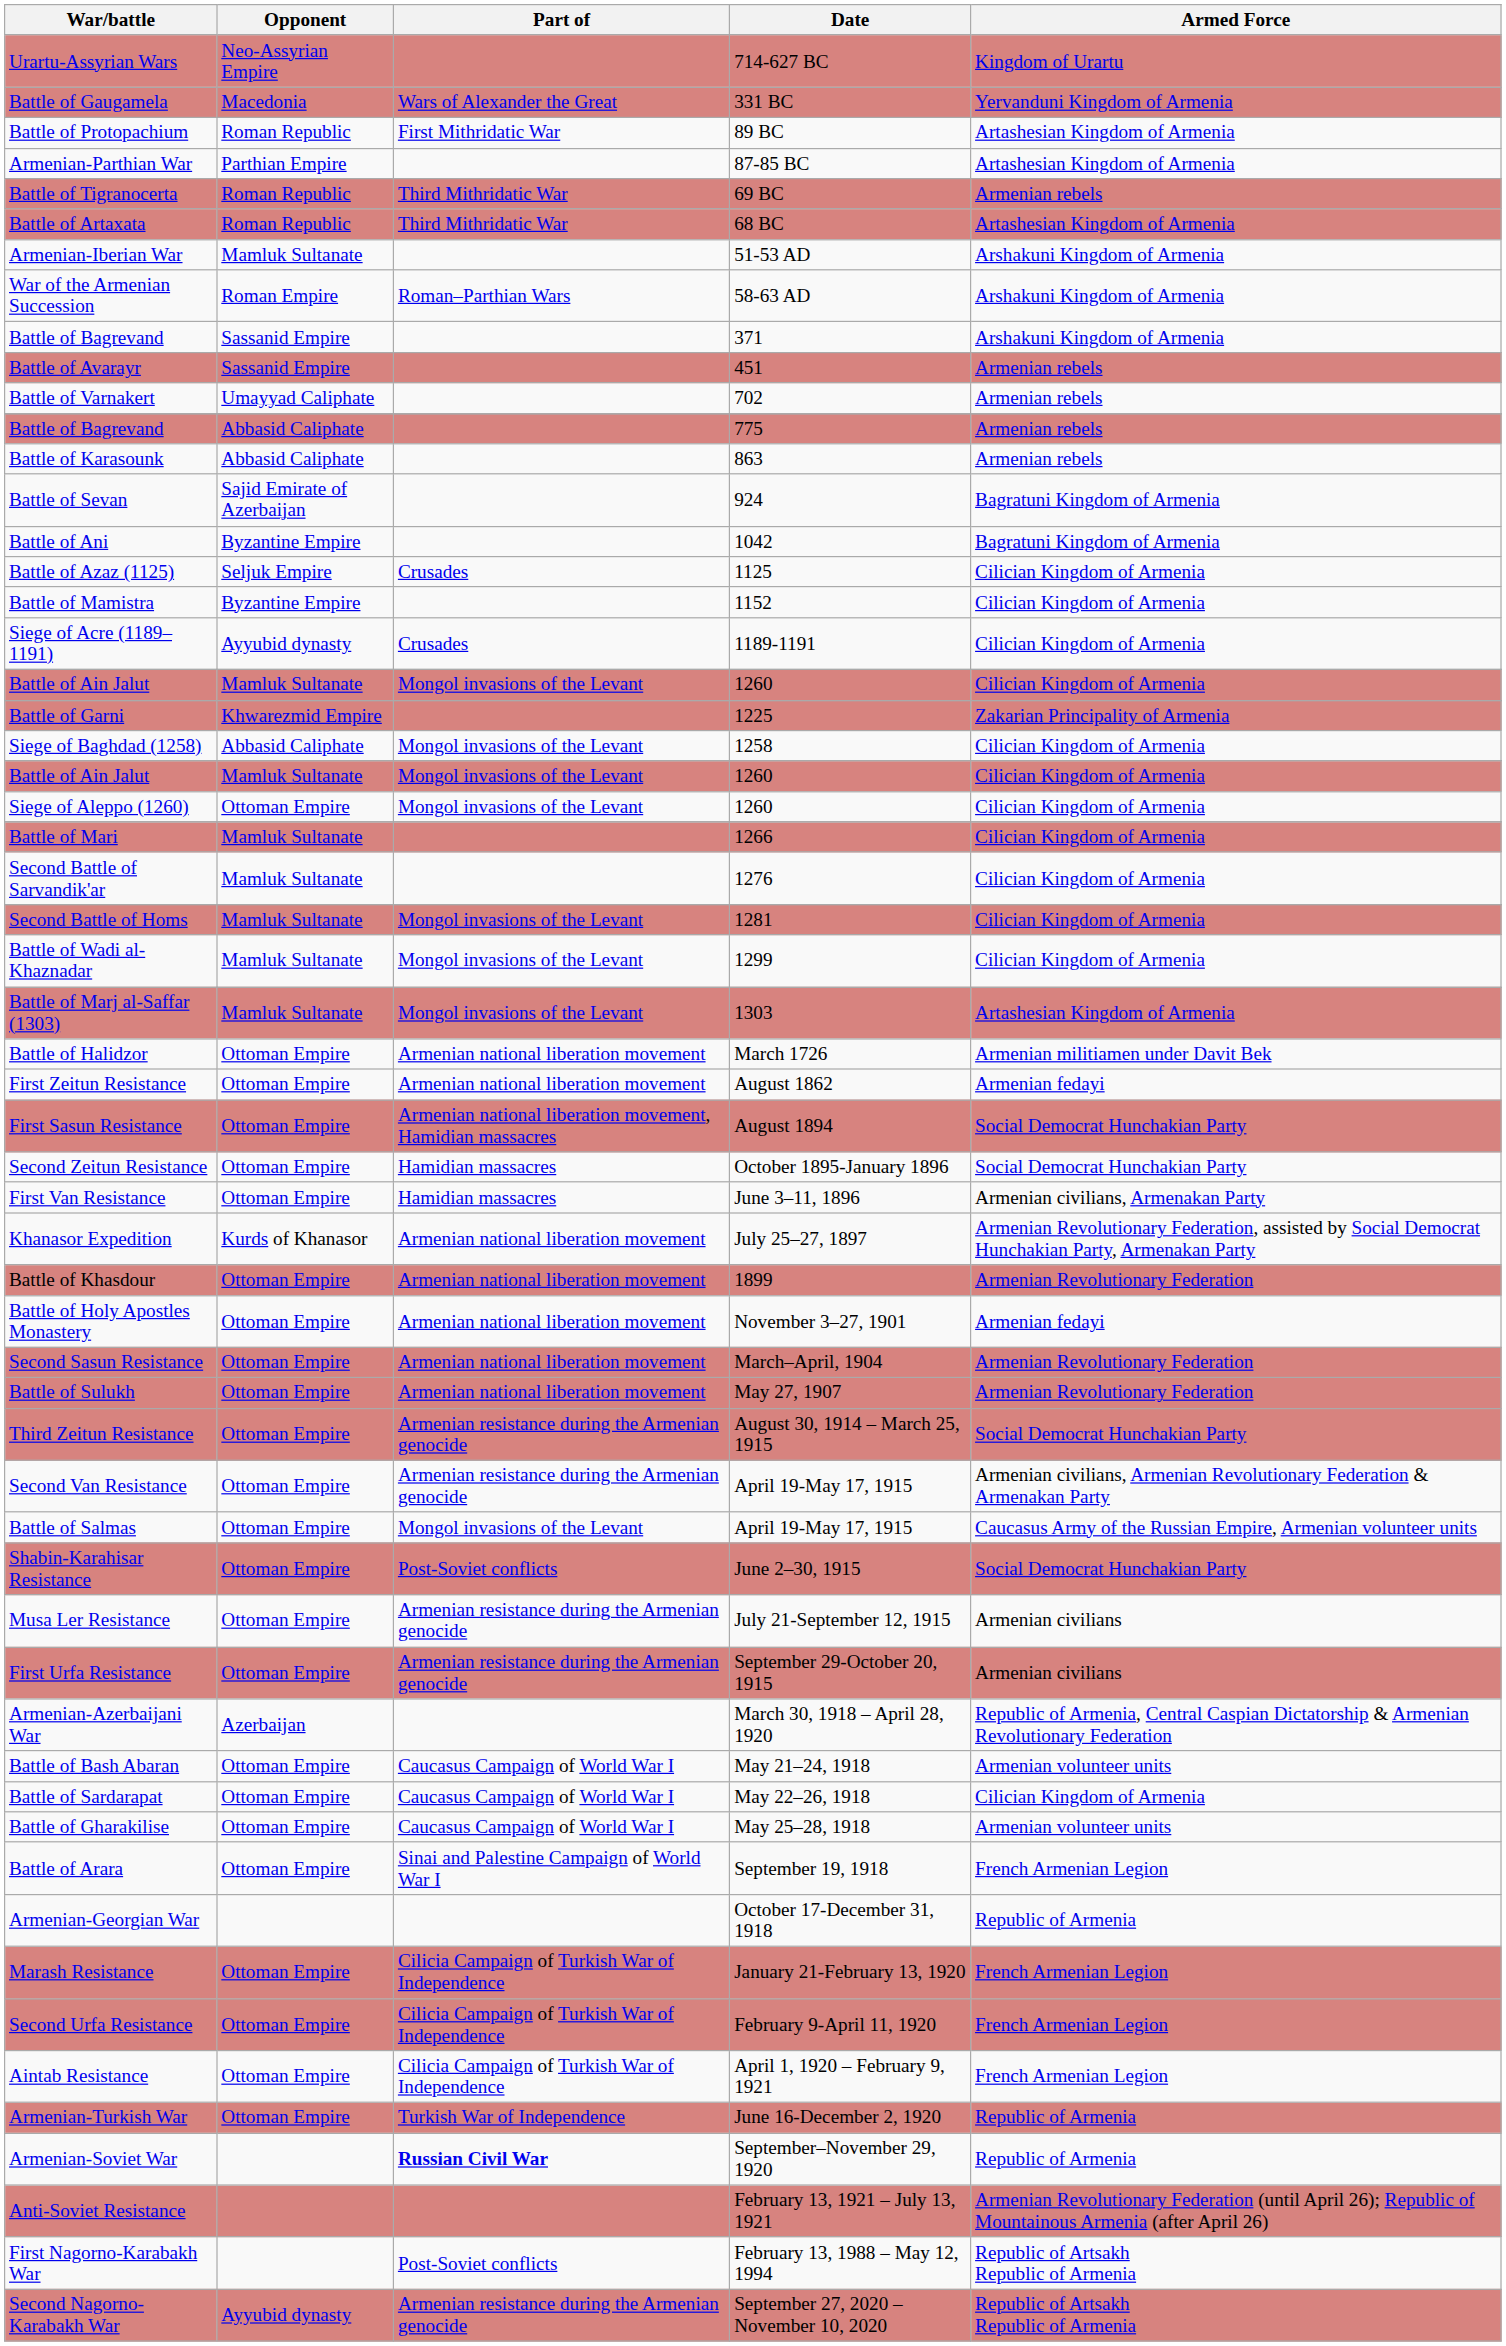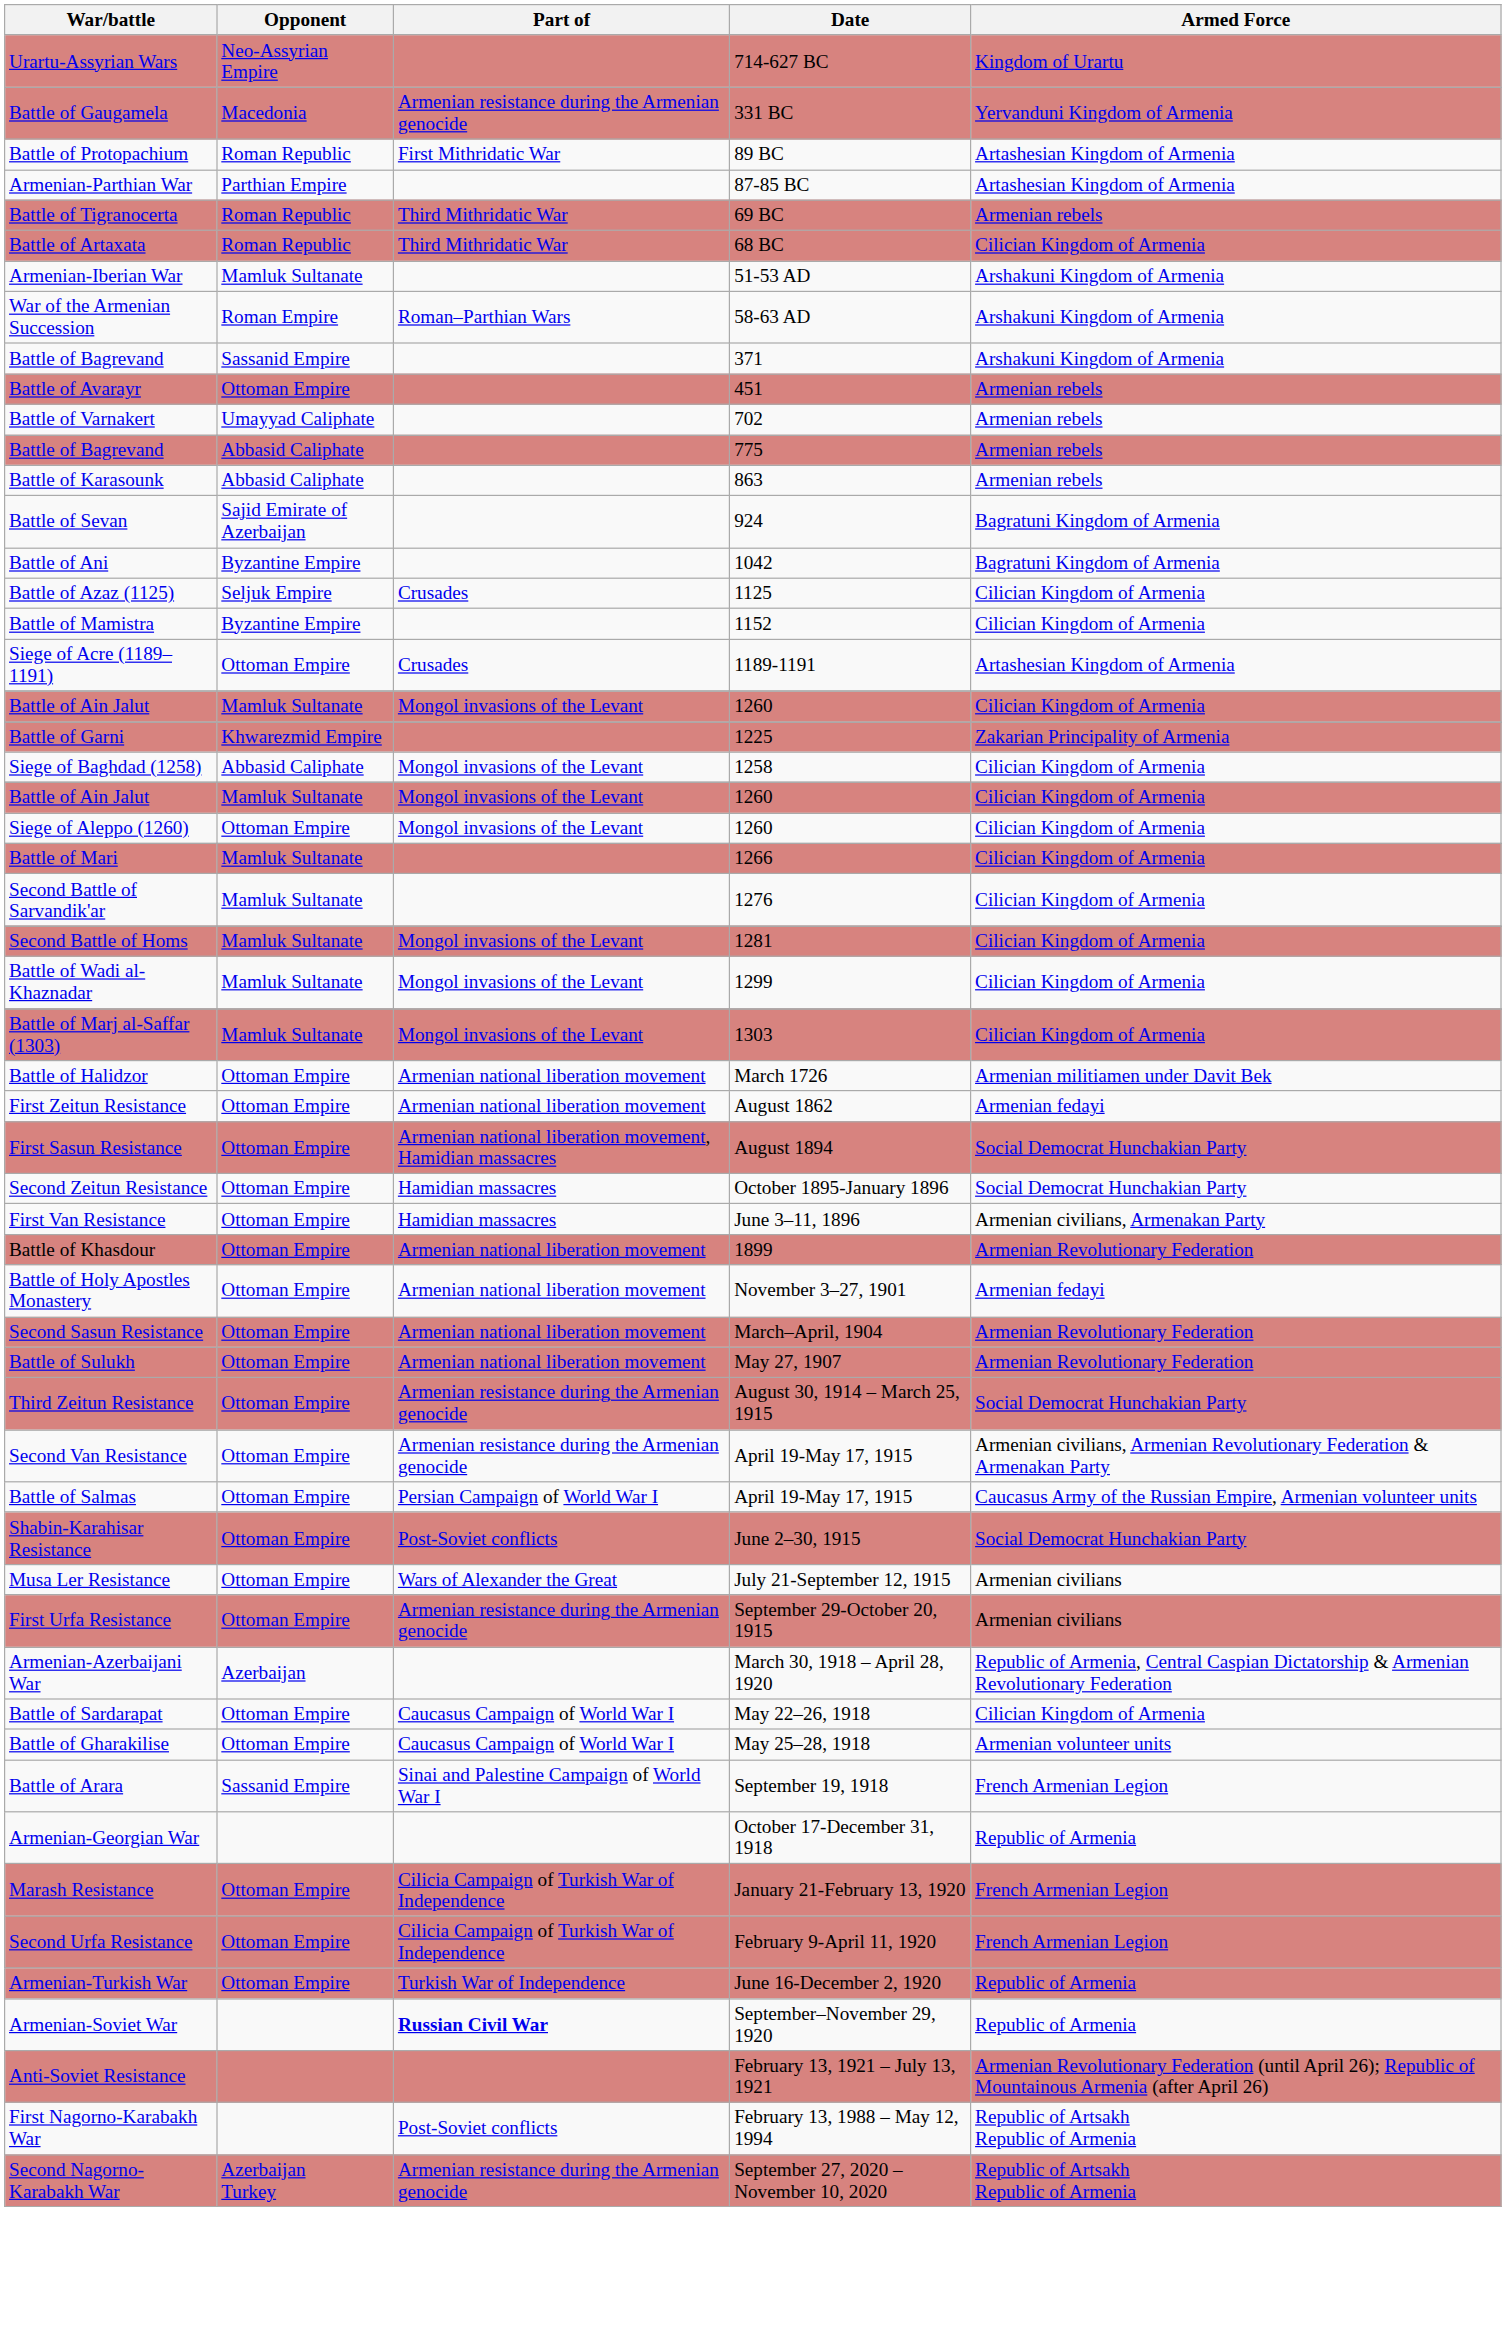(507, 102) Wars of Alexander the Great -> (558, 113) Armenian resistance during the Armenian genocide
(1105, 224) Artashesian Kingdom of Armenia -> (1090, 245) Cilician Kingdom of Armenia
(286, 367) Sassanid Empire -> (286, 389) Ottoman Empire
(286, 643) Ayyubid dynasty -> (286, 665) Ottoman Empire
(1090, 643) Cilician Kingdom of Armenia -> (1105, 665) Artashesian Kingdom of Armenia
(1105, 1012) Artashesian Kingdom of Armenia -> (1090, 1034) Cilician Kingdom of Armenia
- row: (90, 1238)
(521, 1527) Mongol invasions of the Levant -> (528, 1496) Persian Campaign of World War I
(558, 1620) Armenian resistance during the Armenian genocide -> (507, 1579) Wars of Alexander the Great
- row: (94, 1766)
(286, 1868) Ottoman Empire -> (286, 1785) Sassanid Empire
- row: (79, 2076)
(286, 2315) Ayyubid dynasty -> (263, 2180) Azerbaijan Turkey
